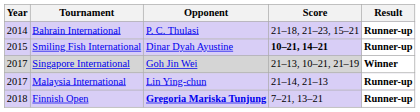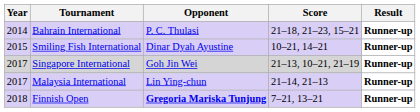(300, 47) bold -> (300, 47) normal
(381, 64) Winner -> (388, 64) Runner-up
